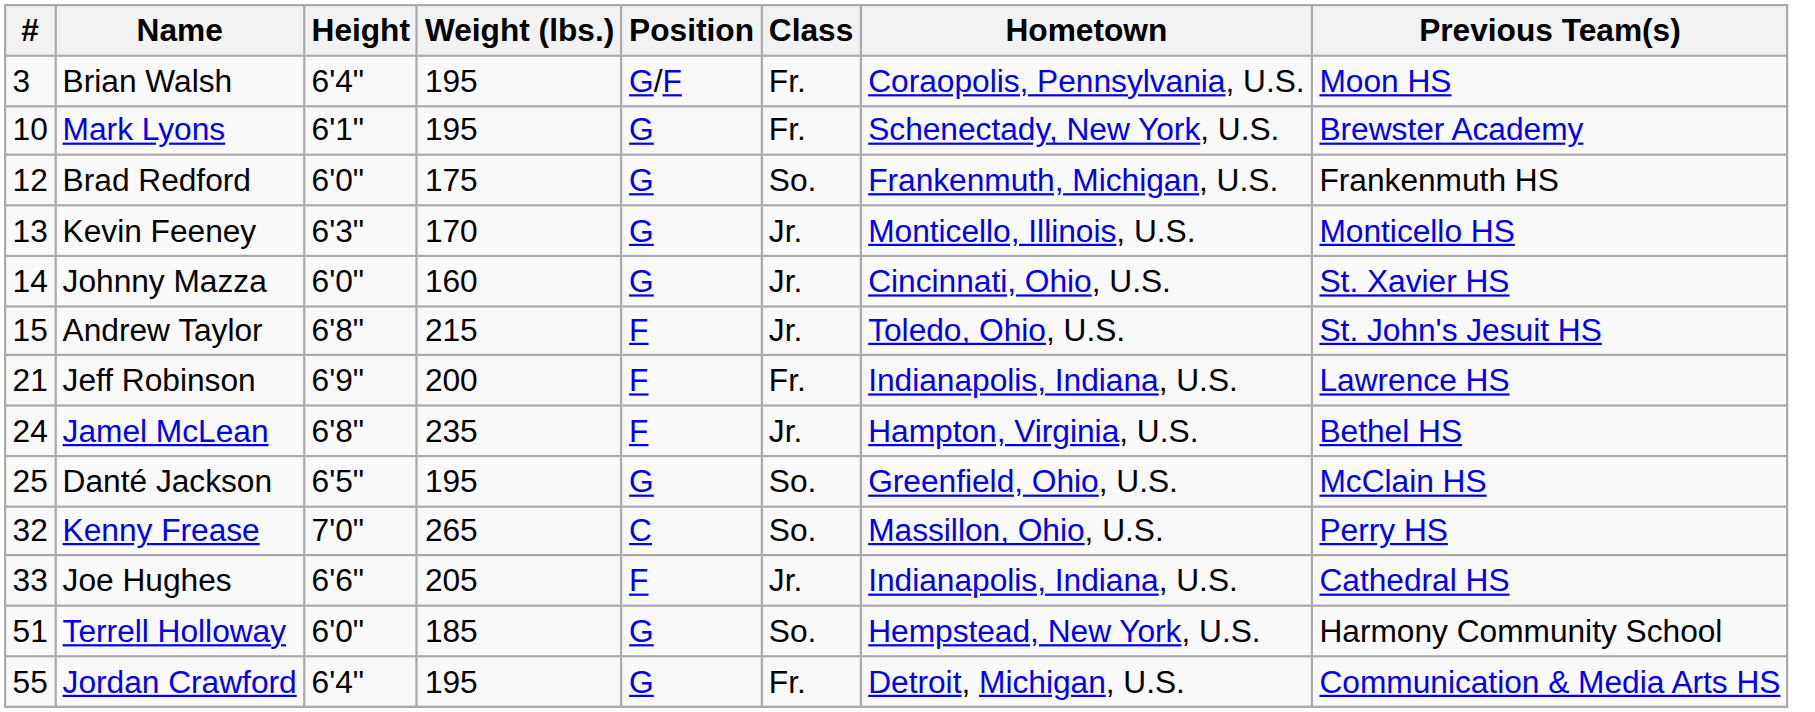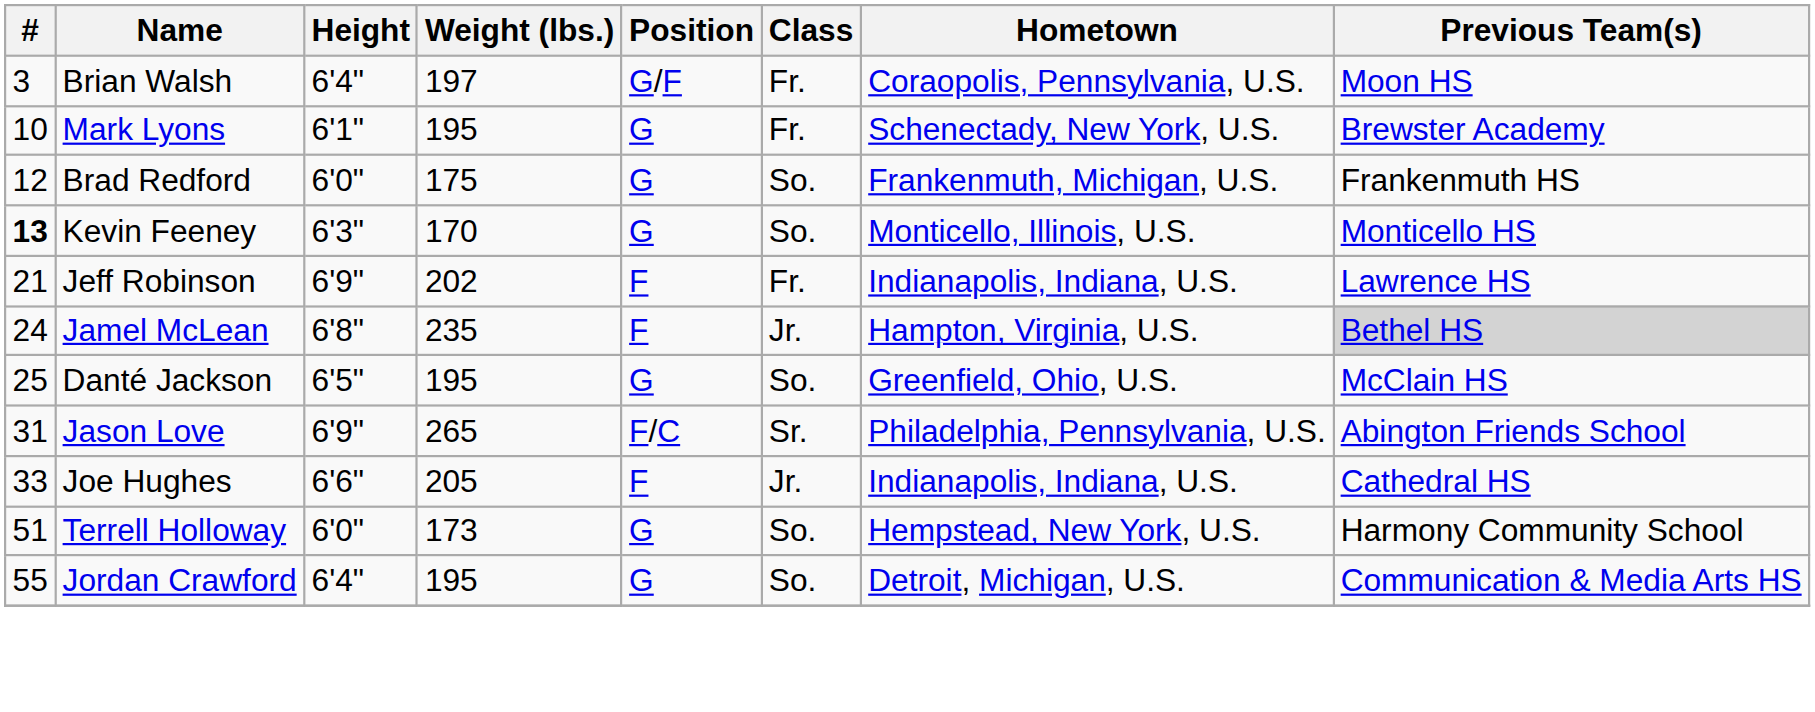(451, 81) 195 -> (451, 81) 197
(30, 231) normal -> (30, 231) bold
(786, 231) Jr. -> (793, 231) So.
- row: (165, 281)
- row: (163, 331)
(451, 381) 200 -> (451, 281) 202
(1391, 431) no background -> (1412, 331) lightgrey background
+ row: (144, 431)
- row: (161, 531)
(451, 631) 185 -> (451, 531) 173
(787, 681) Fr. -> (793, 581) So.
